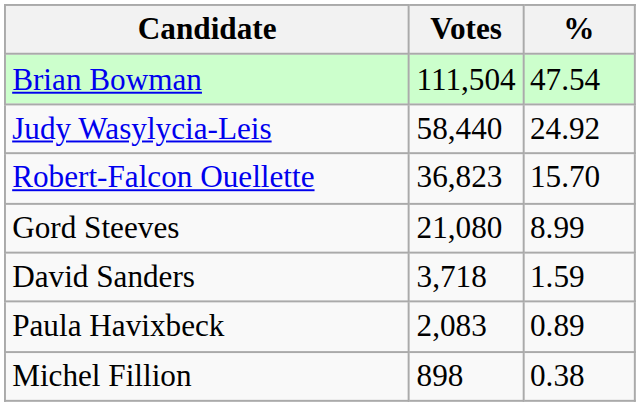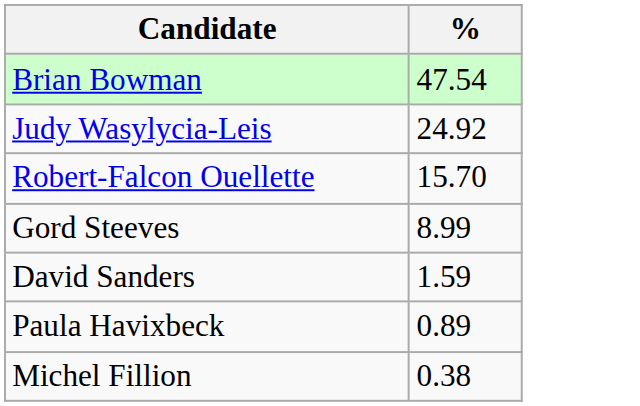- column: (466, 29)
